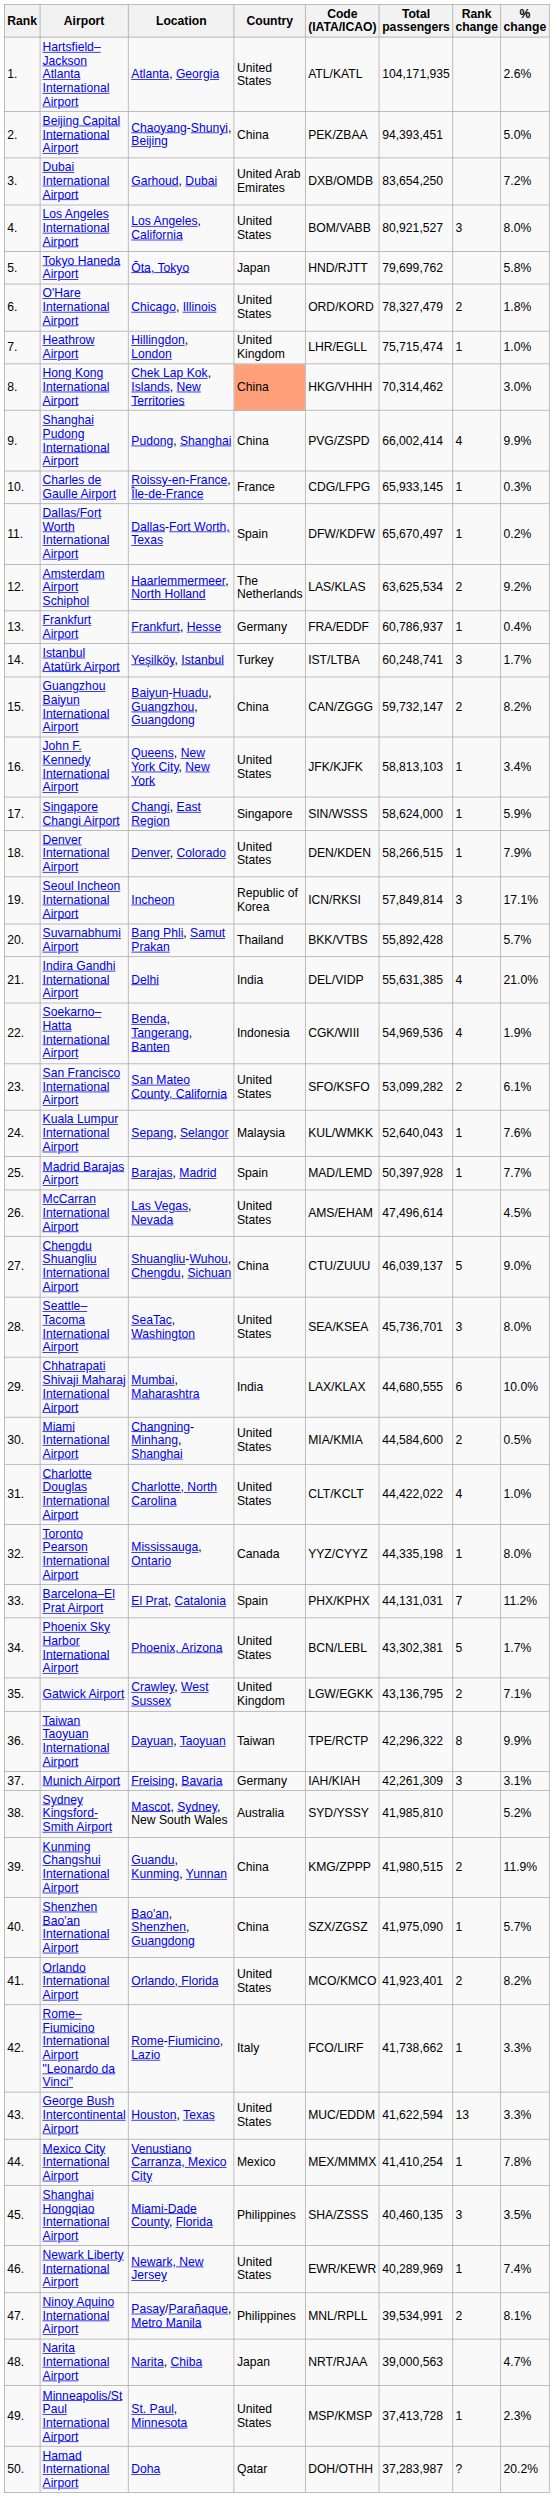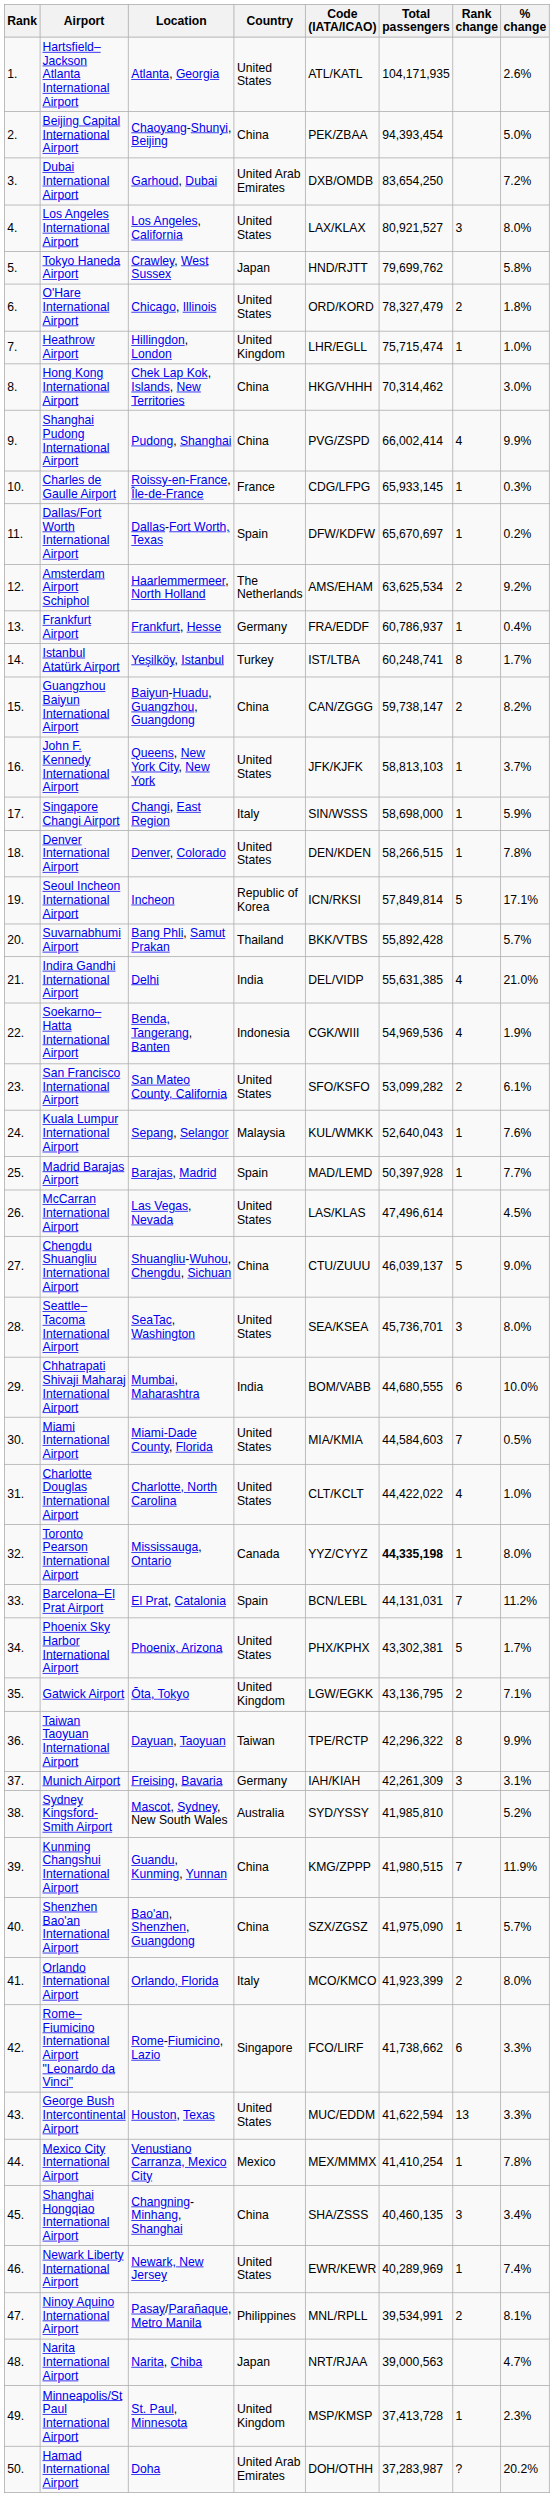(413, 134) 94,393,451 -> (413, 134) 94,393,454
(339, 228) BOM/VABB -> (337, 228) LAX/KLAX
(160, 267) Ōta, Tokyo -> (170, 267) Crawley, West Sussex
(253, 387) lightsalmon background -> (253, 387) no background
(413, 534) 65,670,497 -> (413, 534) 65,670,697
(337, 587) LAS/KLAS -> (341, 587) AMS/EHAM
(459, 660) 3 -> (459, 660) 8
(413, 706) 59,732,147 -> (413, 706) 59,738,147
(517, 767) 3.4% -> (517, 767) 3.7%
(265, 813) Singapore -> (248, 813) Italy
(413, 813) 58,624,000 -> (413, 813) 58,698,000
(517, 853) 7.9% -> (517, 853) 7.8%
(459, 900) 3 -> (459, 900) 5
(341, 1213) AMS/EHAM -> (337, 1213) LAS/KLAS
(337, 1387) LAX/KLAX -> (339, 1387) BOM/VABB
(163, 1440) Changning-Minhang, Shanghai -> (172, 1440) Miami-Dade County, Florida
(413, 1440) 44,584,600 -> (413, 1440) 44,584,603
(459, 1440) 2 -> (459, 1440) 7
(413, 1554) normal -> (413, 1554) bold
(339, 1601) PHX/KPHX -> (338, 1601) BCN/LEBL
(338, 1647) BCN/LEBL -> (339, 1647) PHX/KPHX
(170, 1694) Crawley, West Sussex -> (160, 1694) Ōta, Tokyo
(459, 1867) 2 -> (459, 1867) 7
(255, 1981) United States -> (248, 1981) Italy
(413, 1981) 41,923,401 -> (413, 1981) 41,923,399
(517, 1981) 8.2% -> (517, 1981) 8.0%
(248, 2048) Italy -> (265, 2048) Singapore
(459, 2048) 1 -> (459, 2048) 6
(172, 2215) Miami-Dade County, Florida -> (163, 2215) Changning-Minhang, Shanghai
(266, 2215) Philippines -> (253, 2215) China
(517, 2215) 3.5% -> (517, 2215) 3.4%
(255, 2416) United States -> (261, 2416) United Kingdom
(252, 2469) Qatar -> (269, 2469) United Arab Emirates
